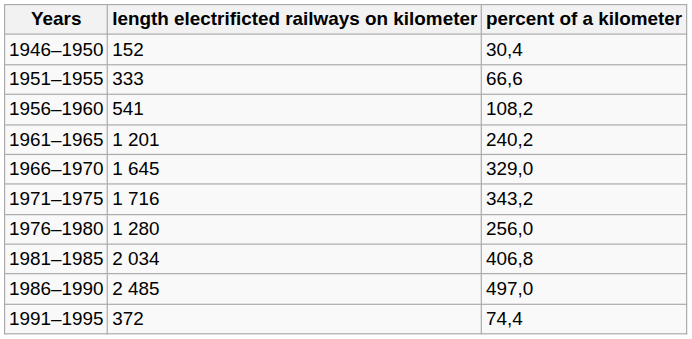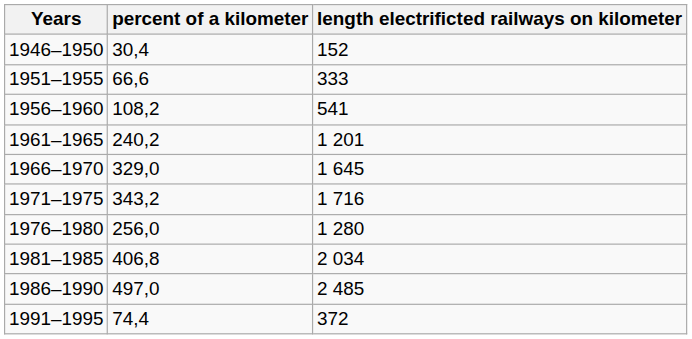columns swapped: (584, 19) <-> (295, 19)
